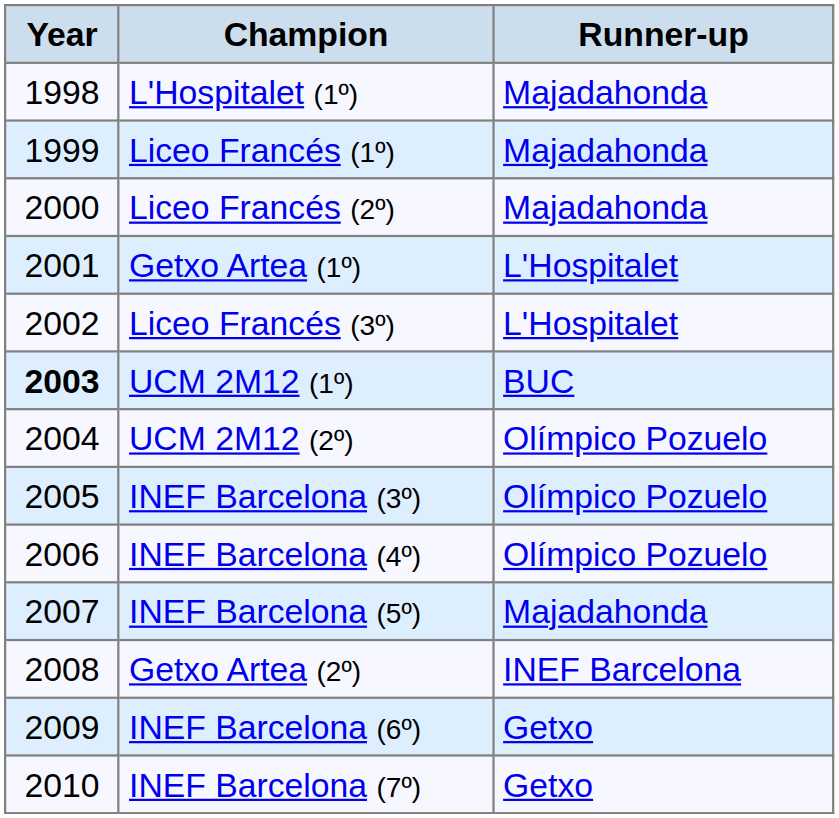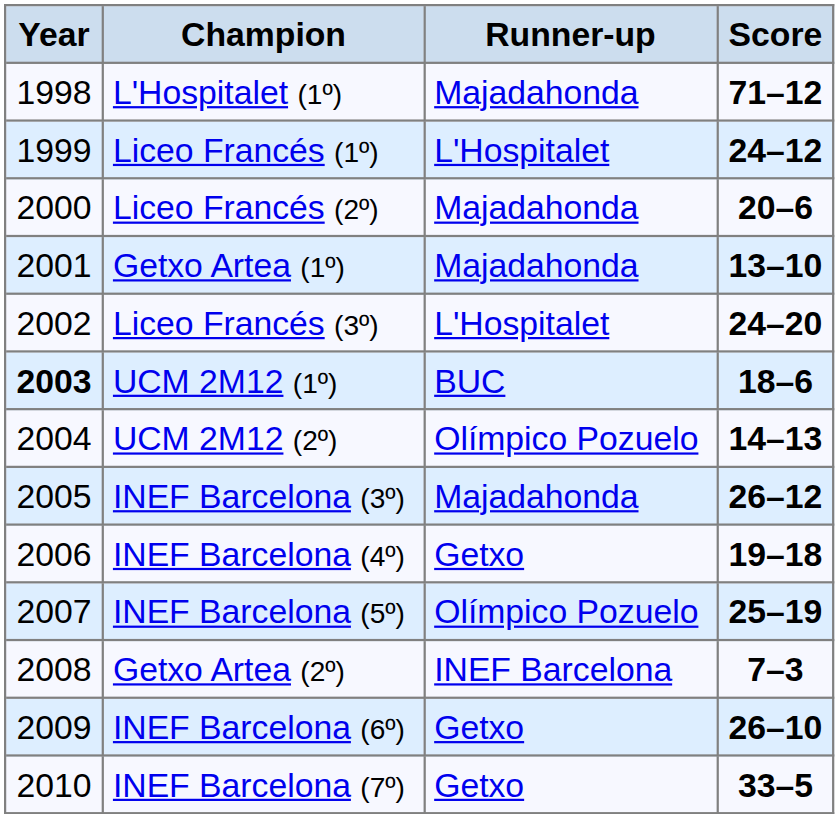+ column: (775, 34)
(605, 149) Majadahonda -> (522, 149) L'Hospitalet
(591, 265) L'Hospitalet -> (536, 265) Majadahonda
(635, 496) Olímpico Pozuelo -> (536, 496) Majadahonda
(635, 553) Olímpico Pozuelo -> (479, 553) Getxo
(605, 611) Majadahonda -> (566, 611) Olímpico Pozuelo
